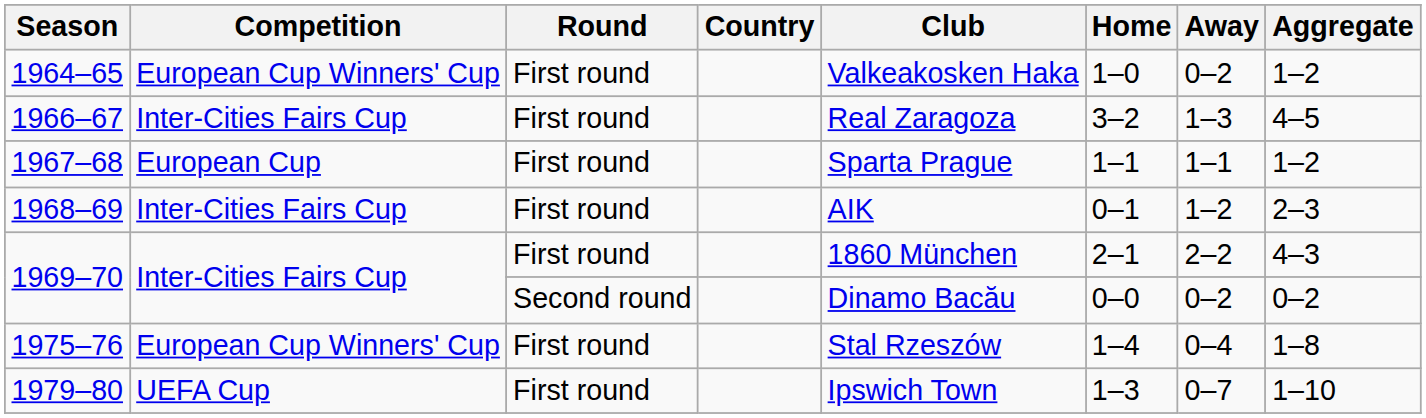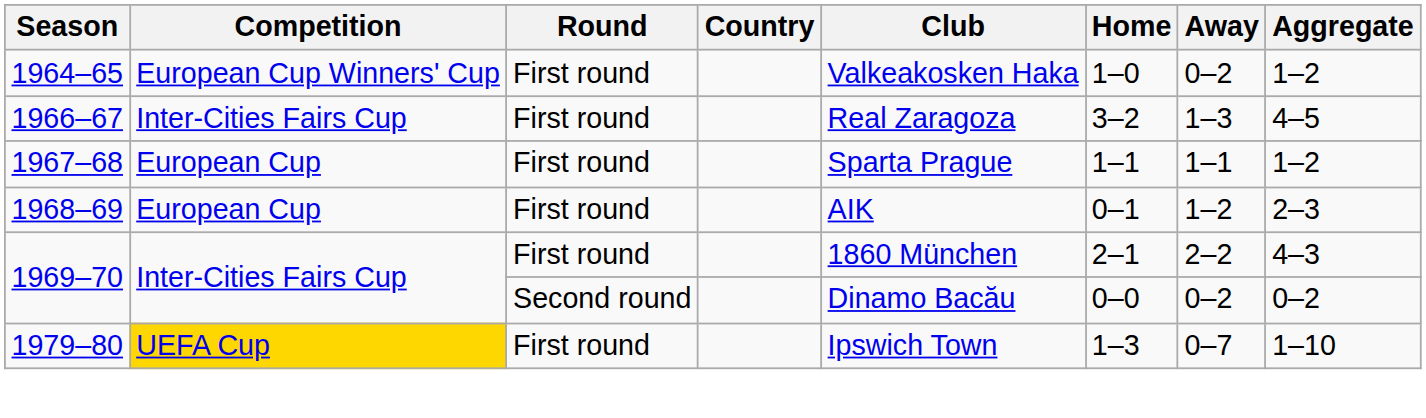(271, 208) Inter-Cities Fairs Cup -> (229, 208) European Cup
- row: (67, 345)
(203, 390) no background -> (203, 345) gold background
